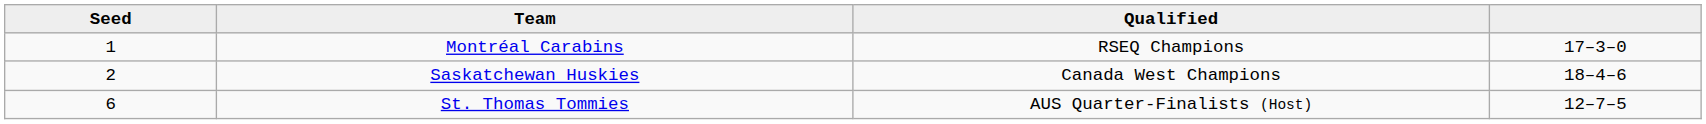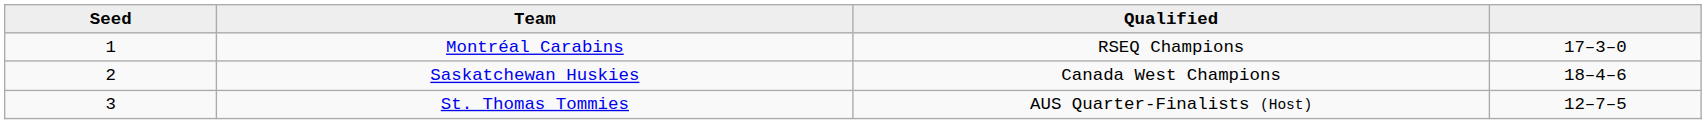(111, 104) 6 -> (111, 104) 3
